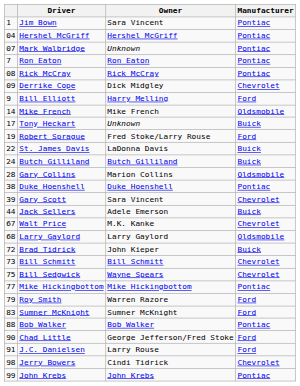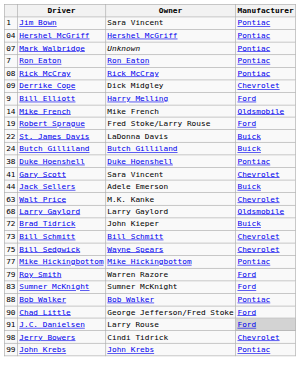- row: (47, 124)
- row: (47, 174)
(11, 199) 39 -> (11, 174) 41
(11, 224) 67 -> (11, 199) 63
(247, 350) no background -> (247, 325) lightgrey background
